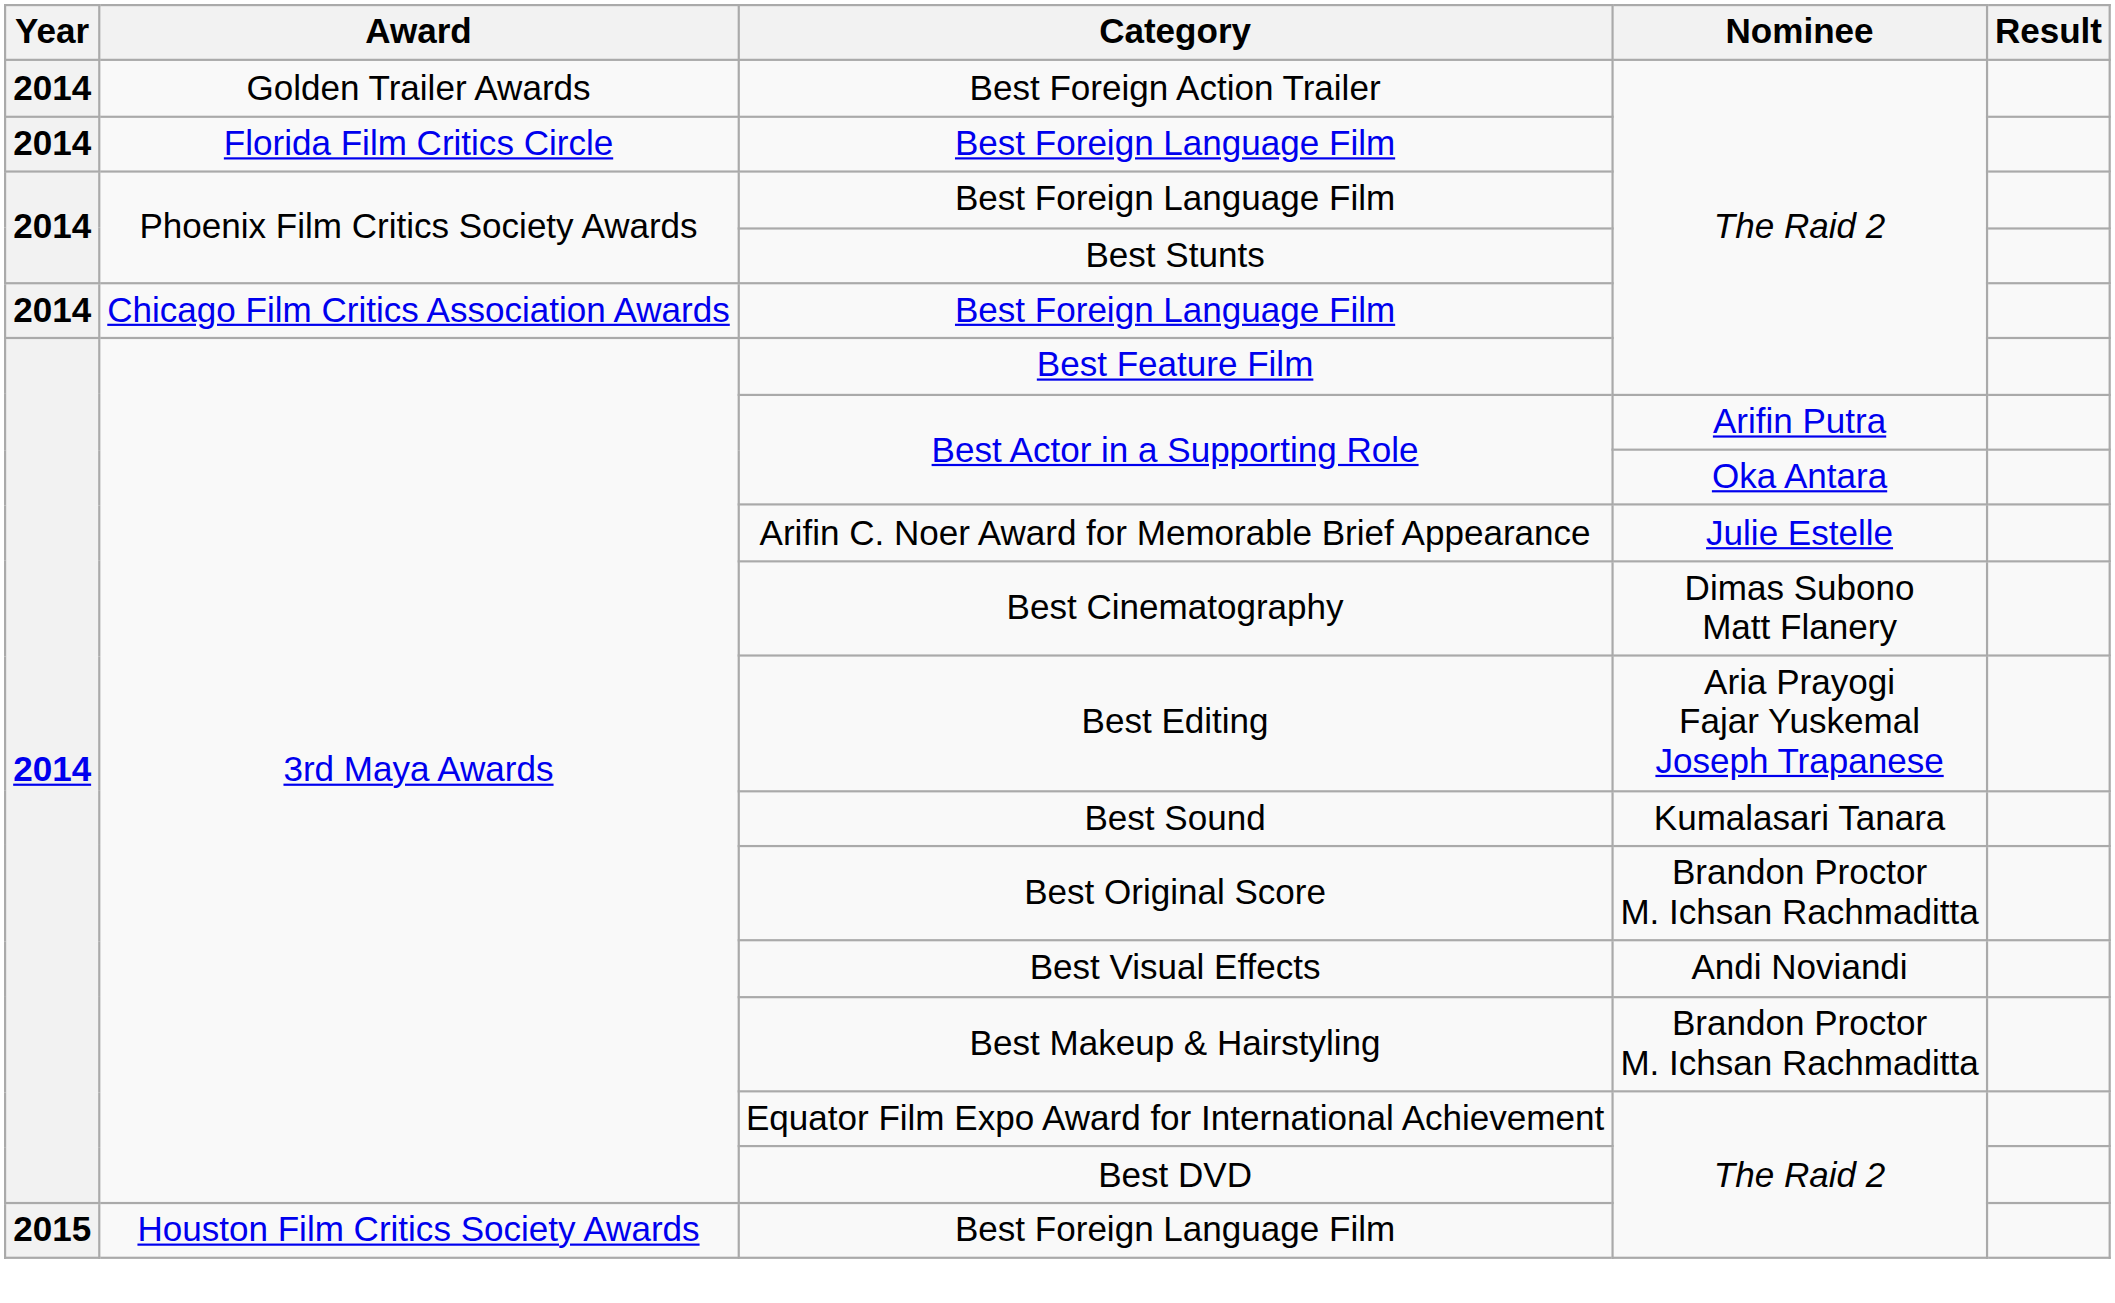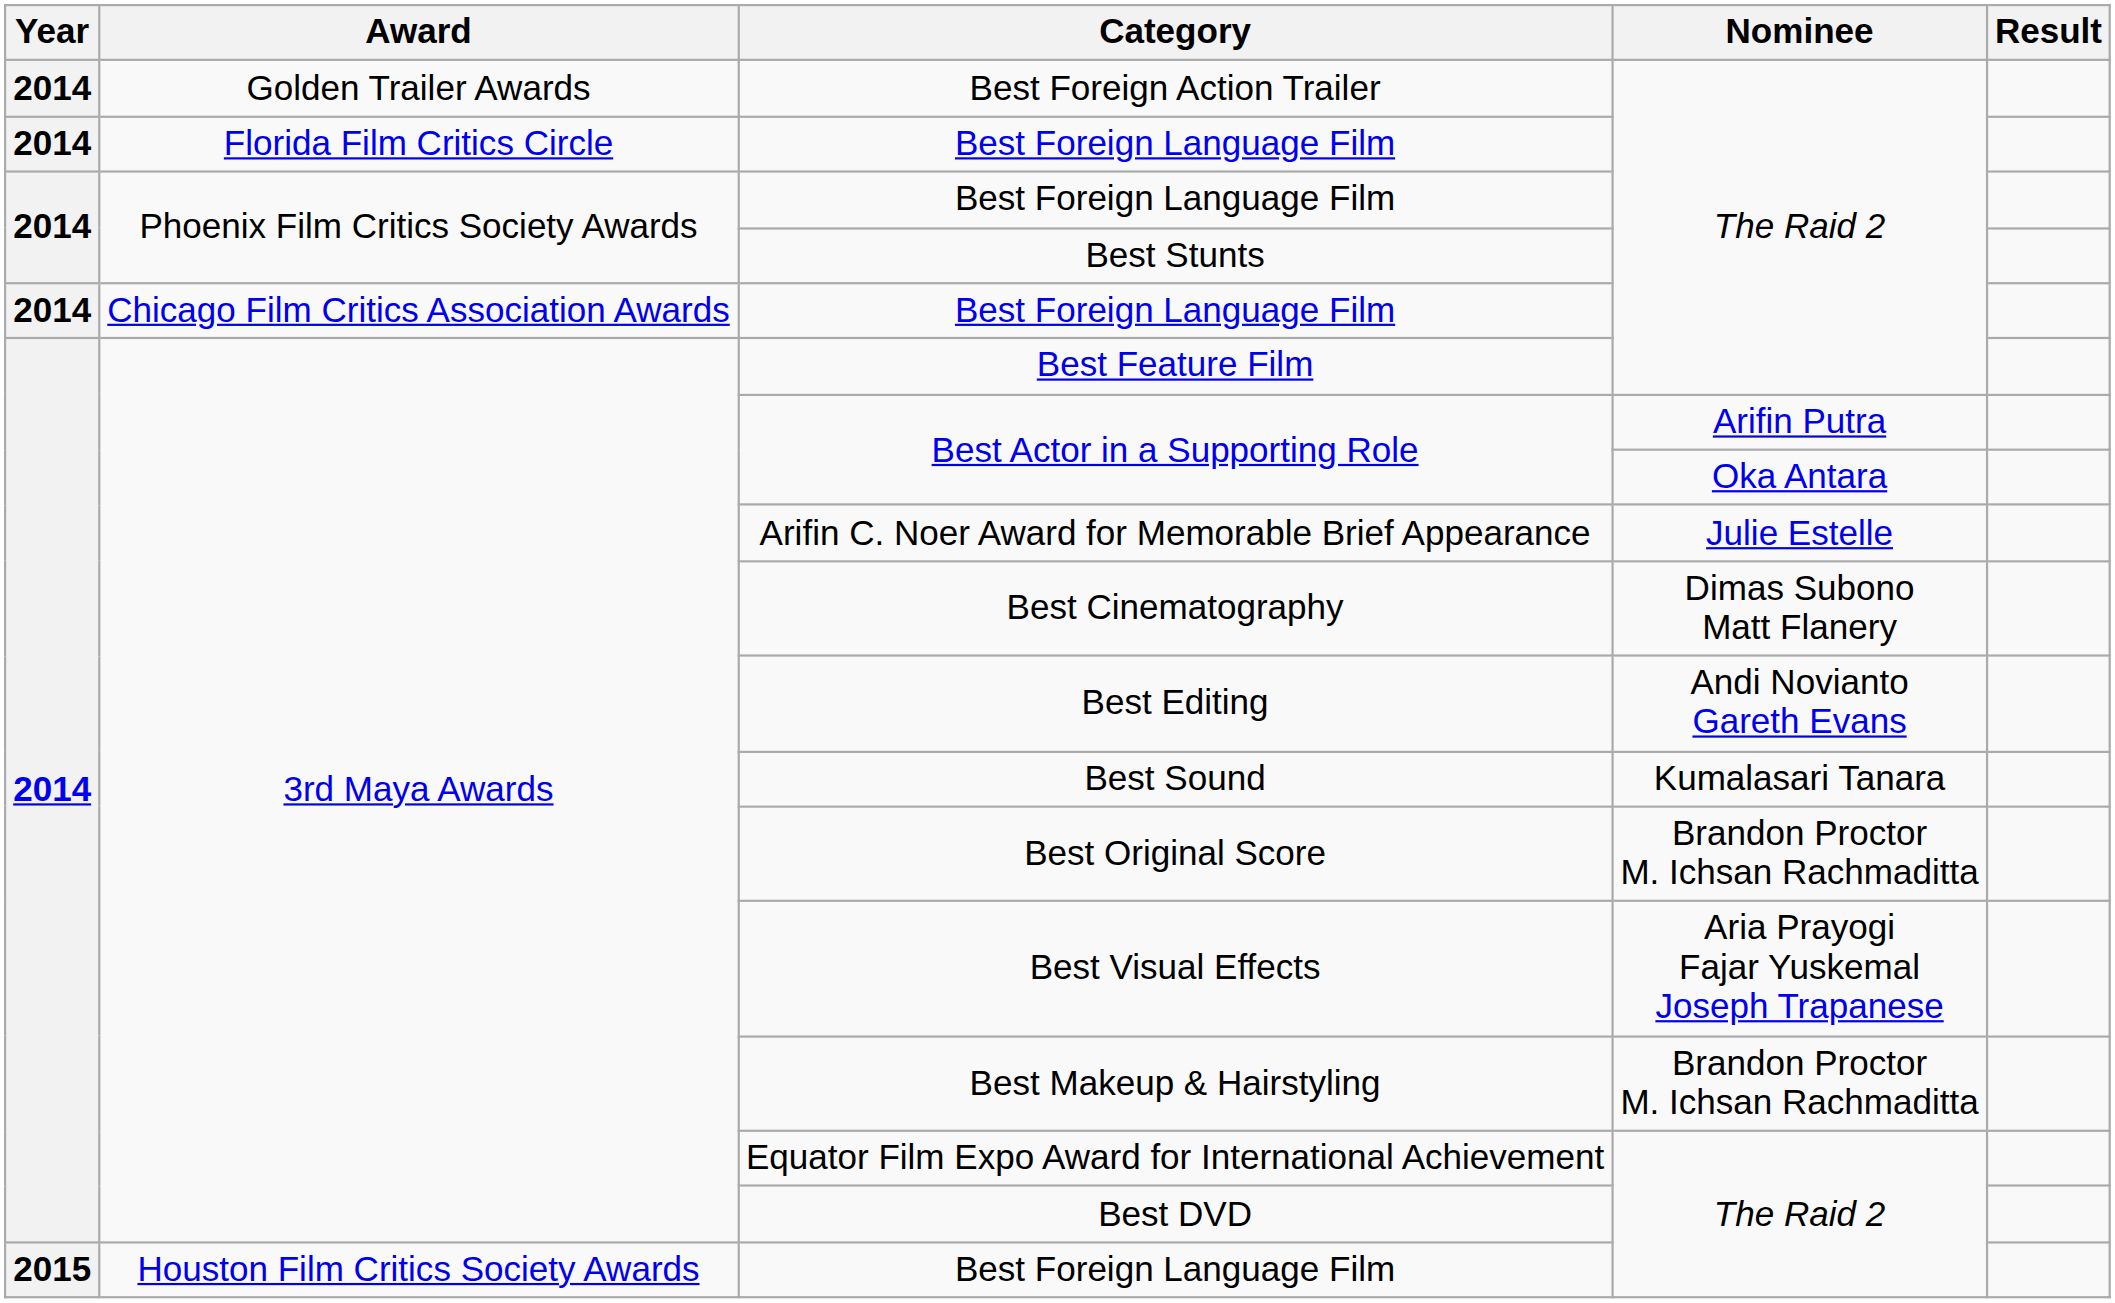(1800, 722) Aria Prayogi Fajar Yuskemal Joseph Trapanese -> (1800, 702) Andi Novianto Gareth Evans
(1800, 967) Andi Noviandi -> (1800, 967) Aria Prayogi Fajar Yuskemal Joseph Trapanese
